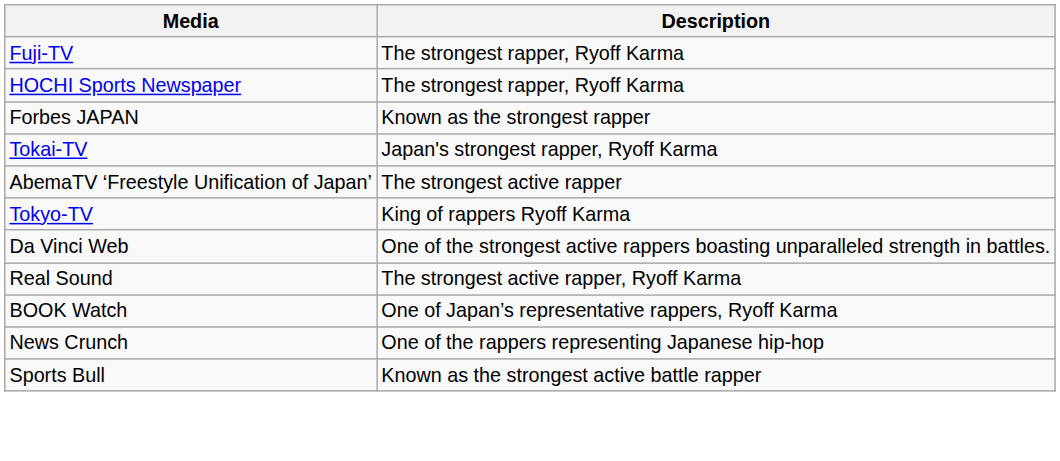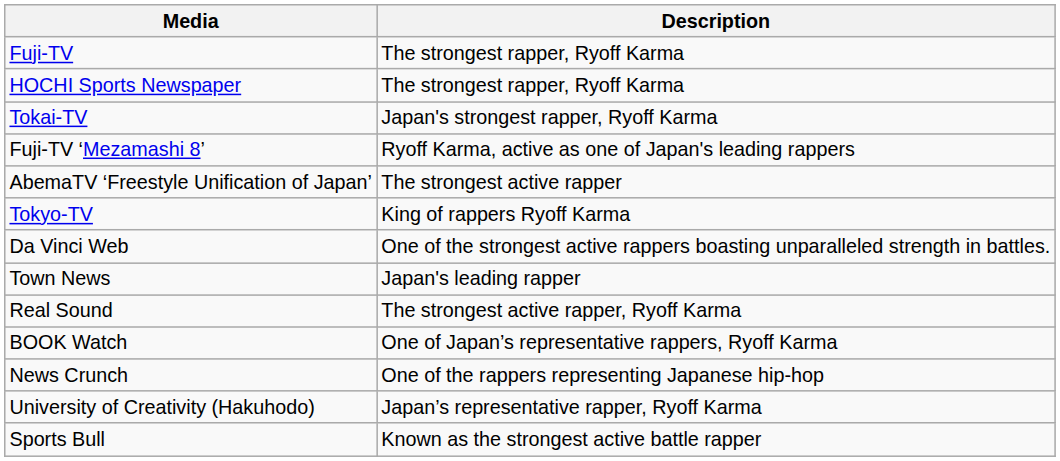- row: (74, 117)
+ row: (107, 150)
+ row: (60, 279)
+ row: (162, 407)
